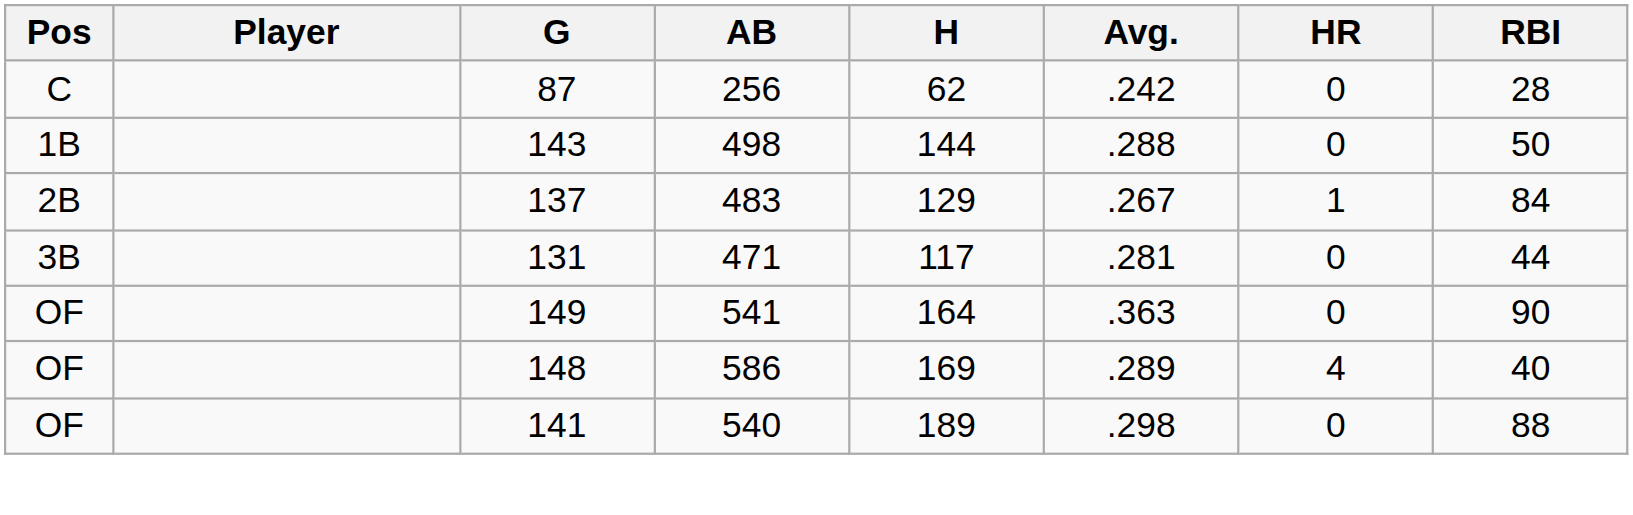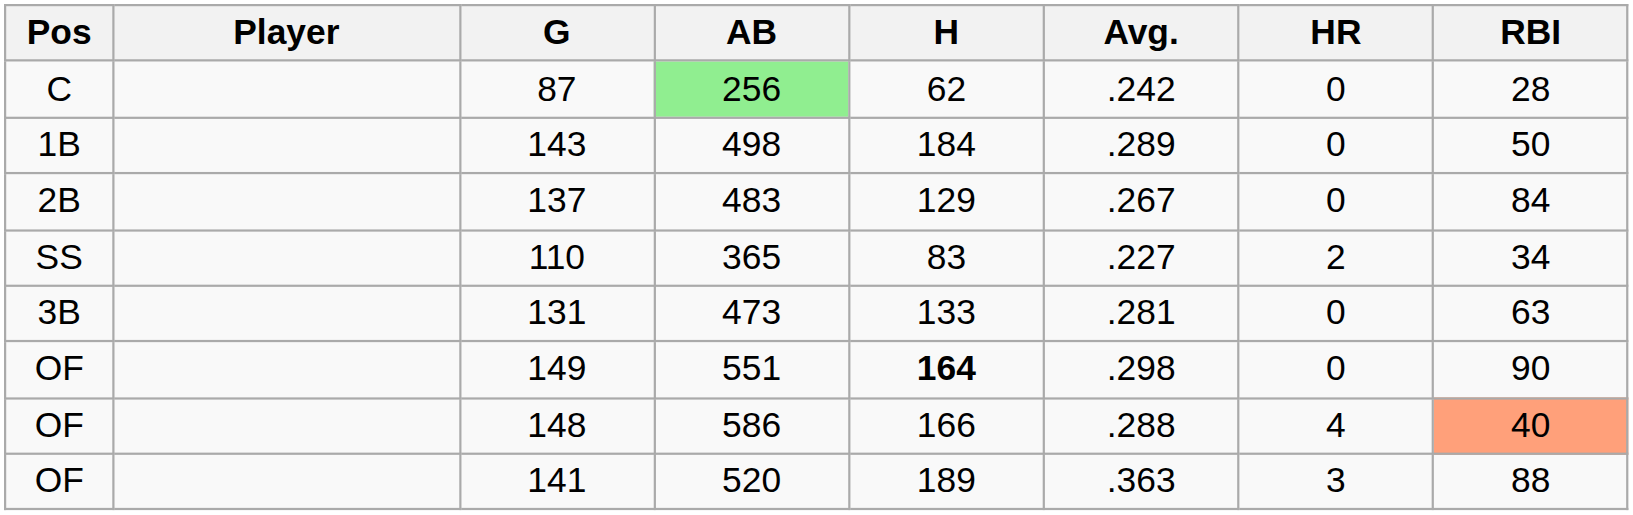(752, 88) no background -> (752, 88) lightgreen background
(946, 144) 144 -> (946, 144) 184
(1141, 144) .288 -> (1141, 144) .289
(1336, 200) 1 -> (1336, 200) 0
+ row: (557, 256)
(752, 256) 471 -> (752, 312) 473
(946, 256) 117 -> (946, 312) 133
(1531, 256) 44 -> (1531, 312) 63
(752, 312) 541 -> (752, 369) 551
(946, 312) normal -> (946, 369) bold
(1141, 312) .363 -> (1141, 369) .298
(946, 369) 169 -> (946, 425) 166
(1141, 369) .289 -> (1141, 425) .288
(1531, 369) no background -> (1531, 425) lightsalmon background
(752, 425) 540 -> (752, 481) 520
(1141, 425) .298 -> (1141, 481) .363
(1336, 425) 0 -> (1336, 481) 3
